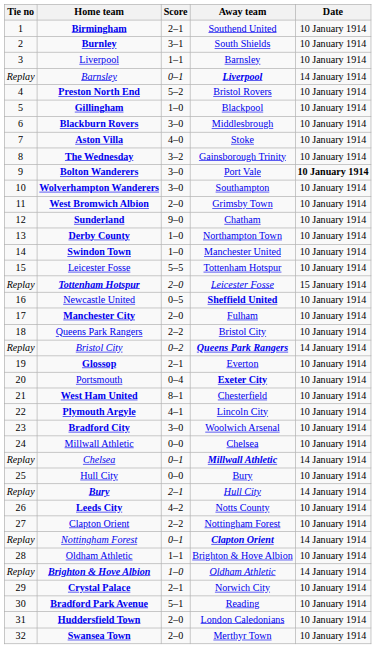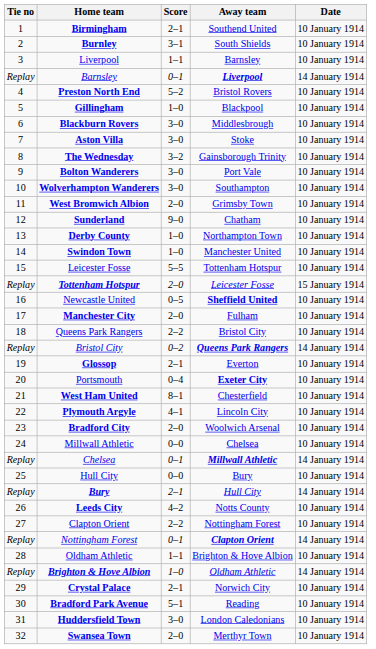(176, 140) 4–0 -> (176, 140) 3–0
(333, 172) bold -> (331, 172) normal
(176, 428) 3–0 -> (176, 428) 2–0
(176, 619) 2–0 -> (176, 619) 3–0
